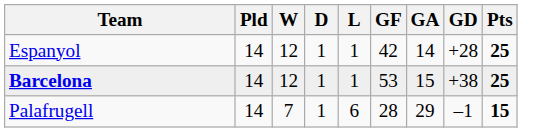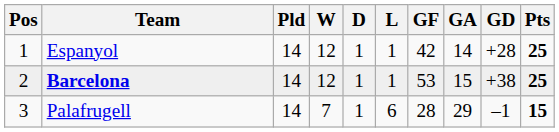+ column: (23, 19)
